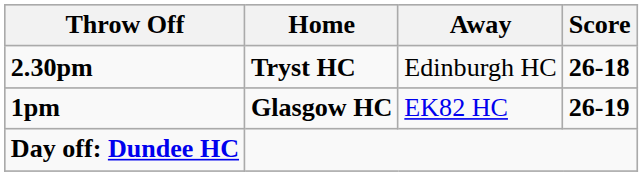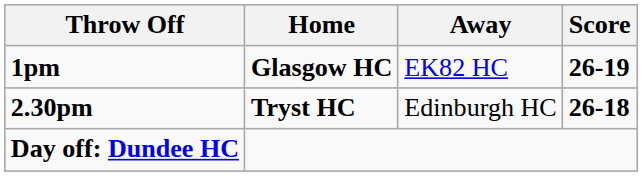rows swapped: (35, 107) <-> (52, 66)
